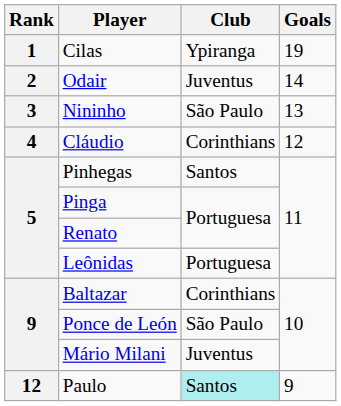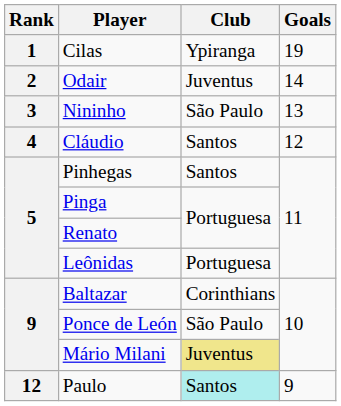(230, 141) Corinthians -> (211, 141) Santos
(219, 354) no background -> (219, 354) khaki background
